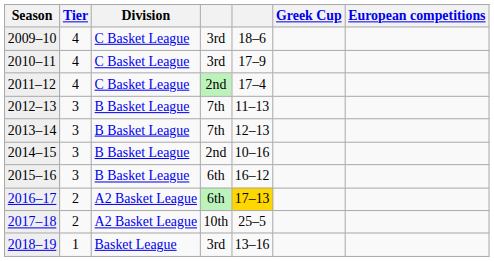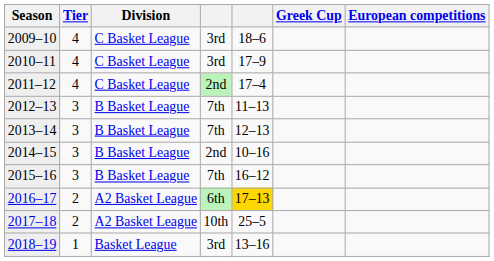(216, 175) 6th -> (216, 175) 7th
